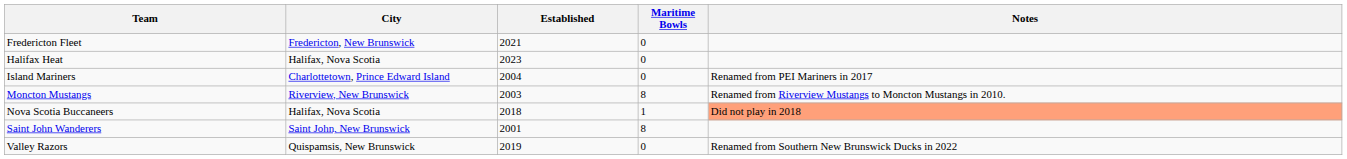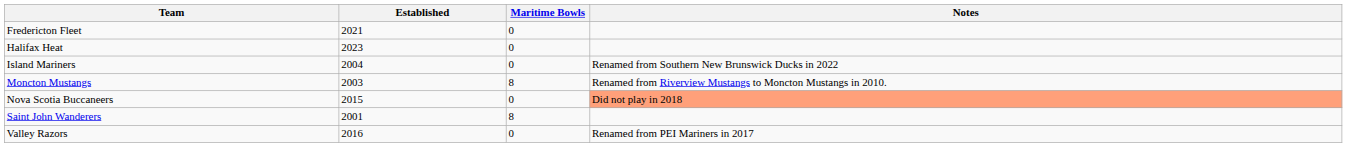- column: (392, 19)
(792, 77) Renamed from PEI Mariners in 2017 -> (715, 64) Renamed from Southern New Brunswick Ducks in 2022
(511, 111) 2018 -> (352, 99) 2015
(643, 111) 1 -> (511, 99) 0
(511, 146) 2019 -> (352, 133) 2016
(834, 146) Renamed from Southern New Brunswick Ducks in 2022 -> (673, 133) Renamed from PEI Mariners in 2017
